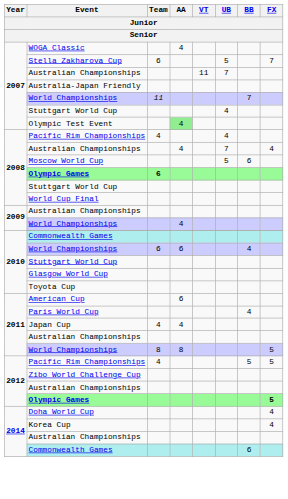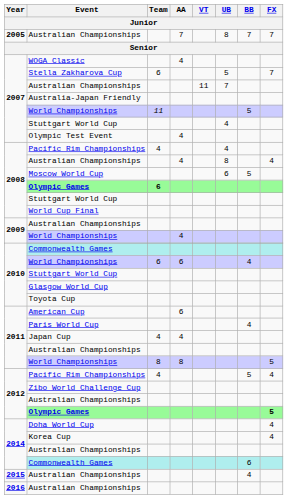+ row: (16, 36)
(249, 99) 7 -> (249, 111) 5
(181, 124) lightgreen background -> (181, 137) no background
(226, 149) 7 -> (226, 162) 8
(226, 162) 5 -> (226, 174) 6
(249, 162) 6 -> (249, 174) 5
(272, 363) 5 -> (272, 375) 4
+ row: (16, 476)
+ row: (16, 488)
